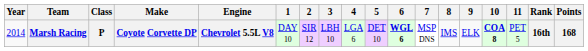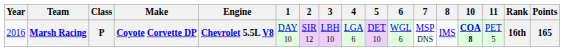- column: (471, 12)
(16, 33) 2014 -> (16, 33) 2016
(402, 33) bold -> (401, 33) normal
(569, 33) 168 -> (545, 33) 165
